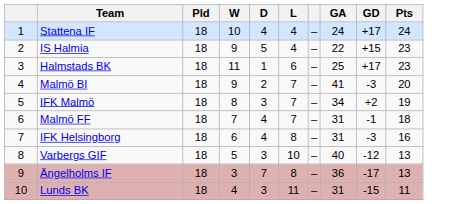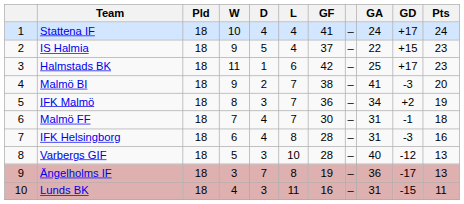+ column: (327, 13)
